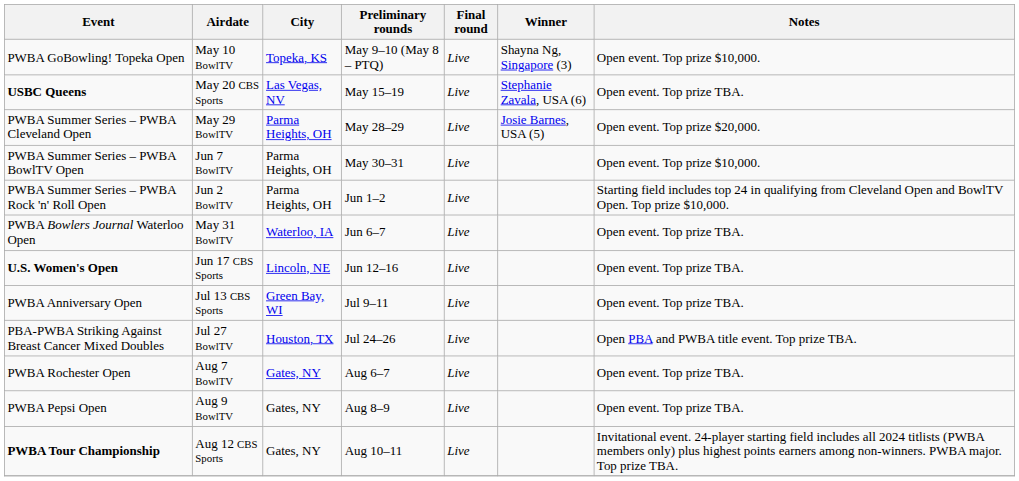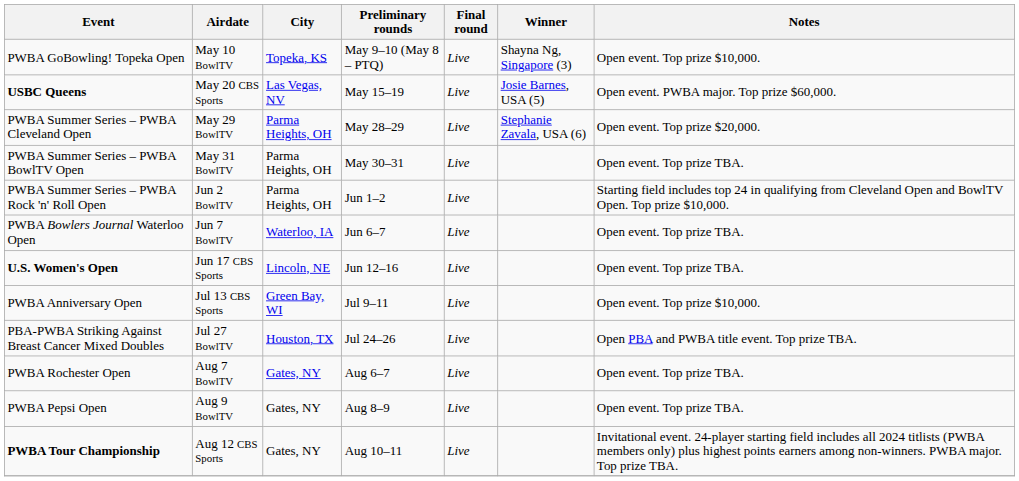(543, 92) Stephanie Zavala, USA (6) -> (535, 92) Josie Barnes, USA (5)
(670, 92) Open event. Top prize TBA. -> (717, 92) Open event. PWBA major. Top prize $60,000.
(535, 127) Josie Barnes, USA (5) -> (543, 127) Stephanie Zavala, USA (6)
(214, 162) Jun 7 BowlTV -> (215, 162) May 31 BowlTV
(679, 162) Open event. Top prize $10,000. -> (670, 162) Open event. Top prize TBA.
(215, 232) May 31 BowlTV -> (214, 232) Jun 7 BowlTV
(670, 303) Open event. Top prize TBA. -> (679, 303) Open event. Top prize $10,000.
